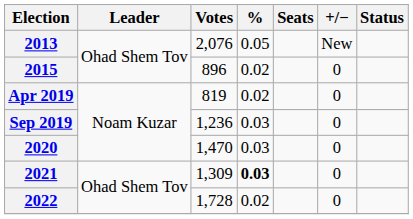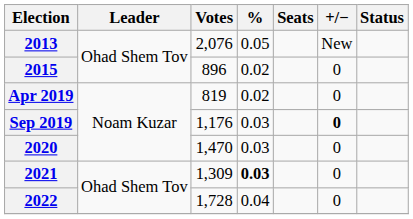(214, 122) 1,236 -> (214, 122) 1,176
(337, 122) normal -> (337, 122) bold
(255, 200) 0.02 -> (255, 200) 0.04
